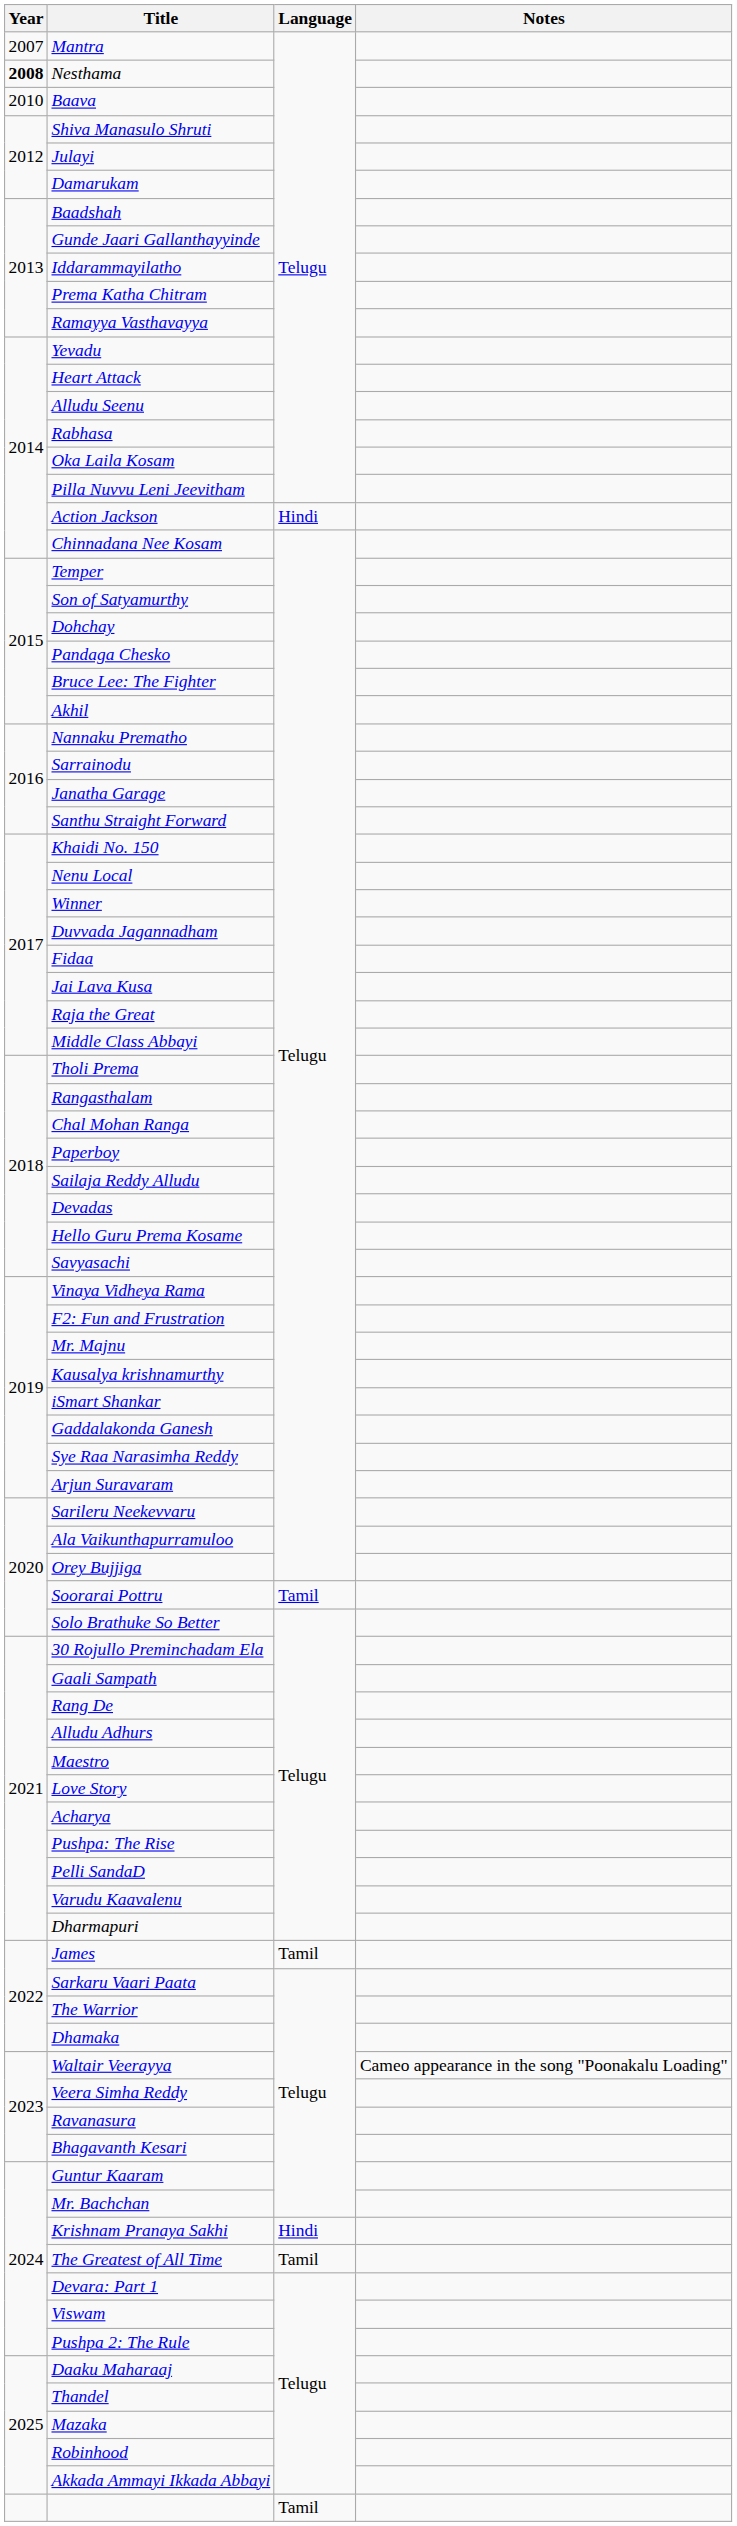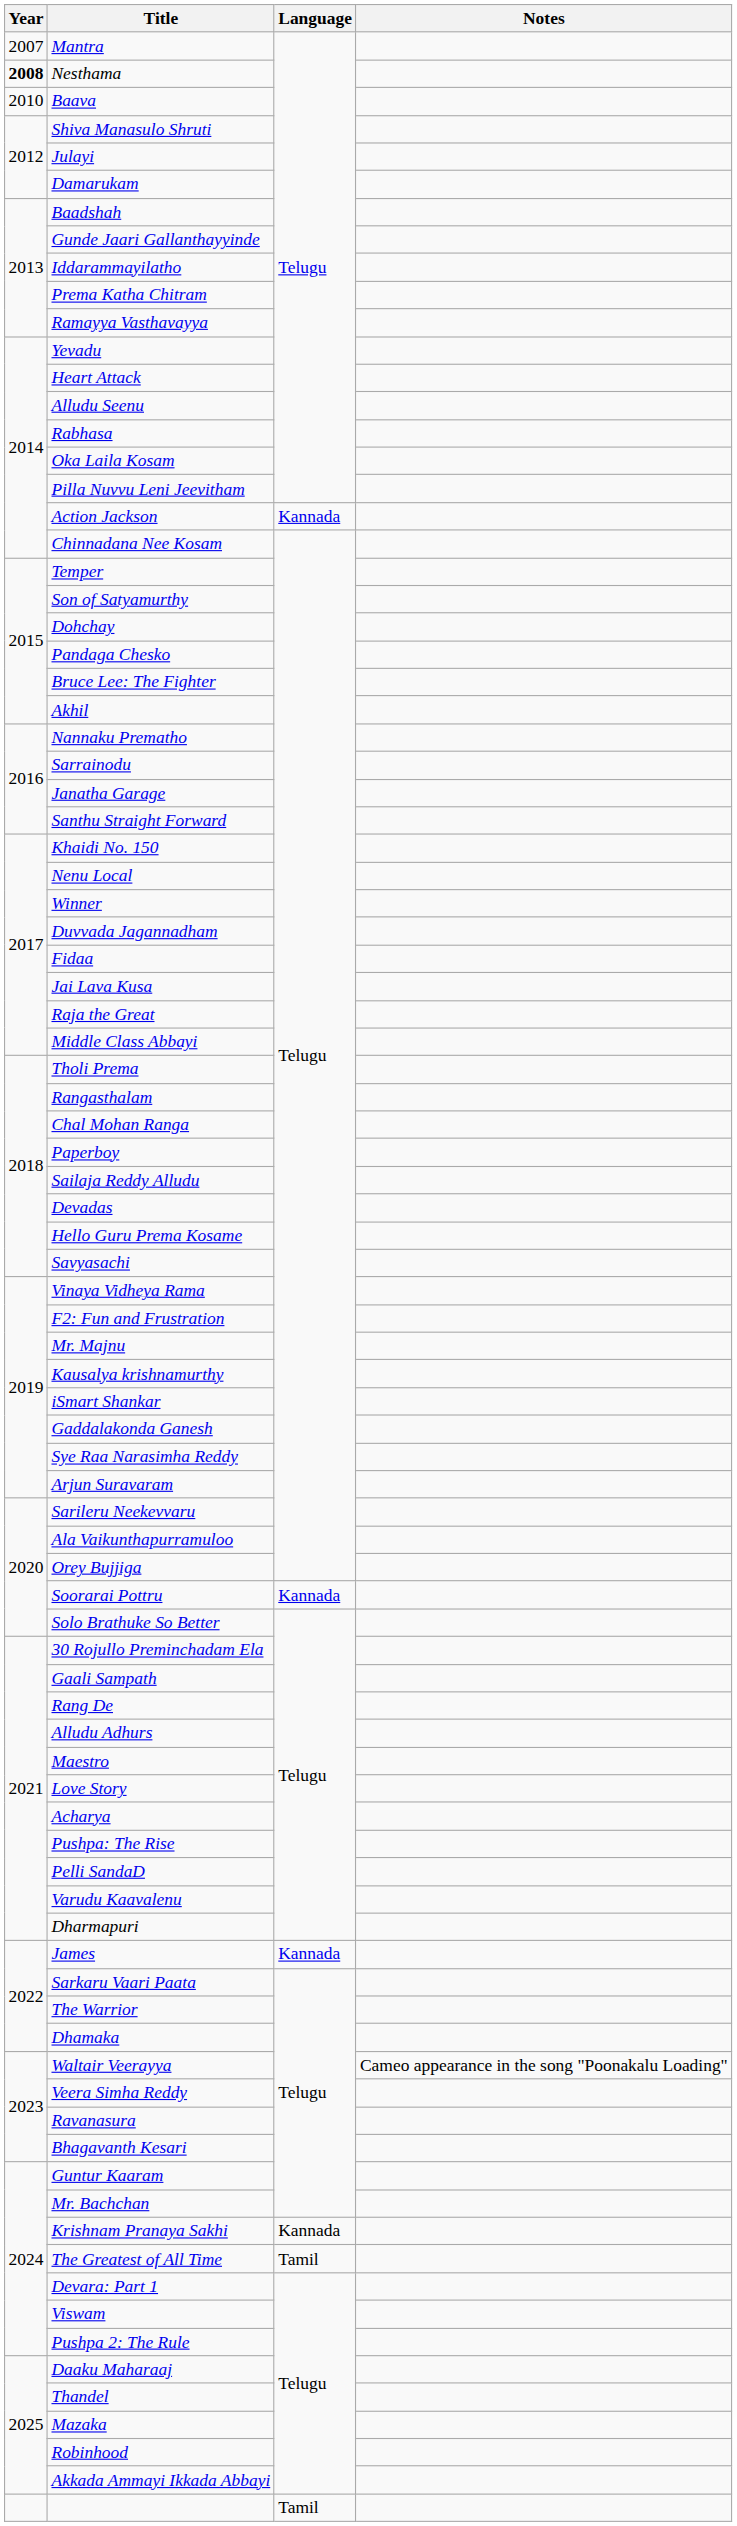(298, 516) Hindi -> (309, 516) Kannada
(298, 1594) Tamil -> (309, 1594) Kannada
(298, 1954) Tamil -> (309, 1954) Kannada
(298, 2231) Hindi -> (309, 2231) Kannada
